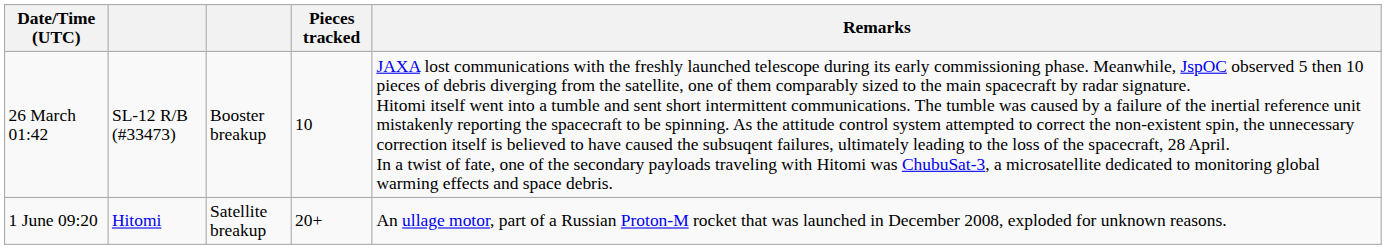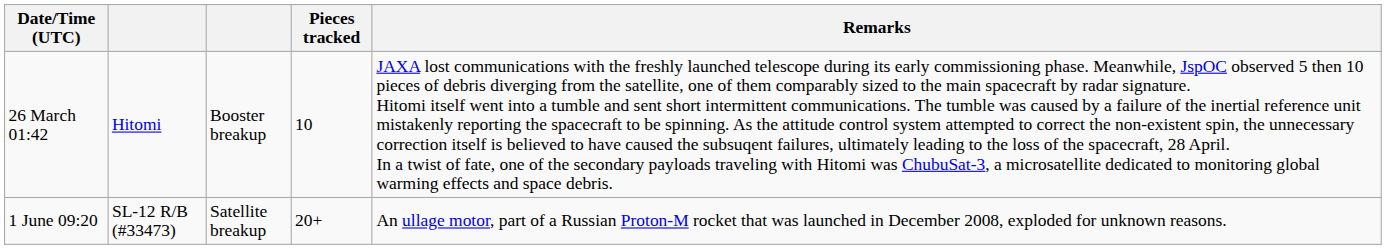(150, 124) SL-12 R/B (#33473) -> (137, 124) Hitomi
(137, 220) Hitomi -> (150, 220) SL-12 R/B (#33473)
